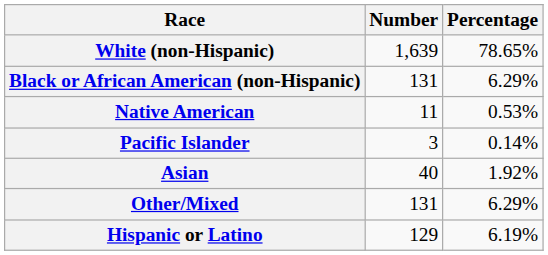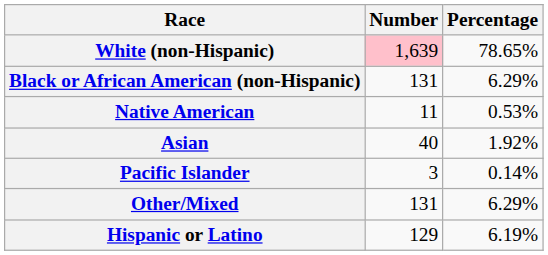(416, 50) no background -> (416, 50) pink background
rows swapped: (185, 173) <-> (185, 142)
